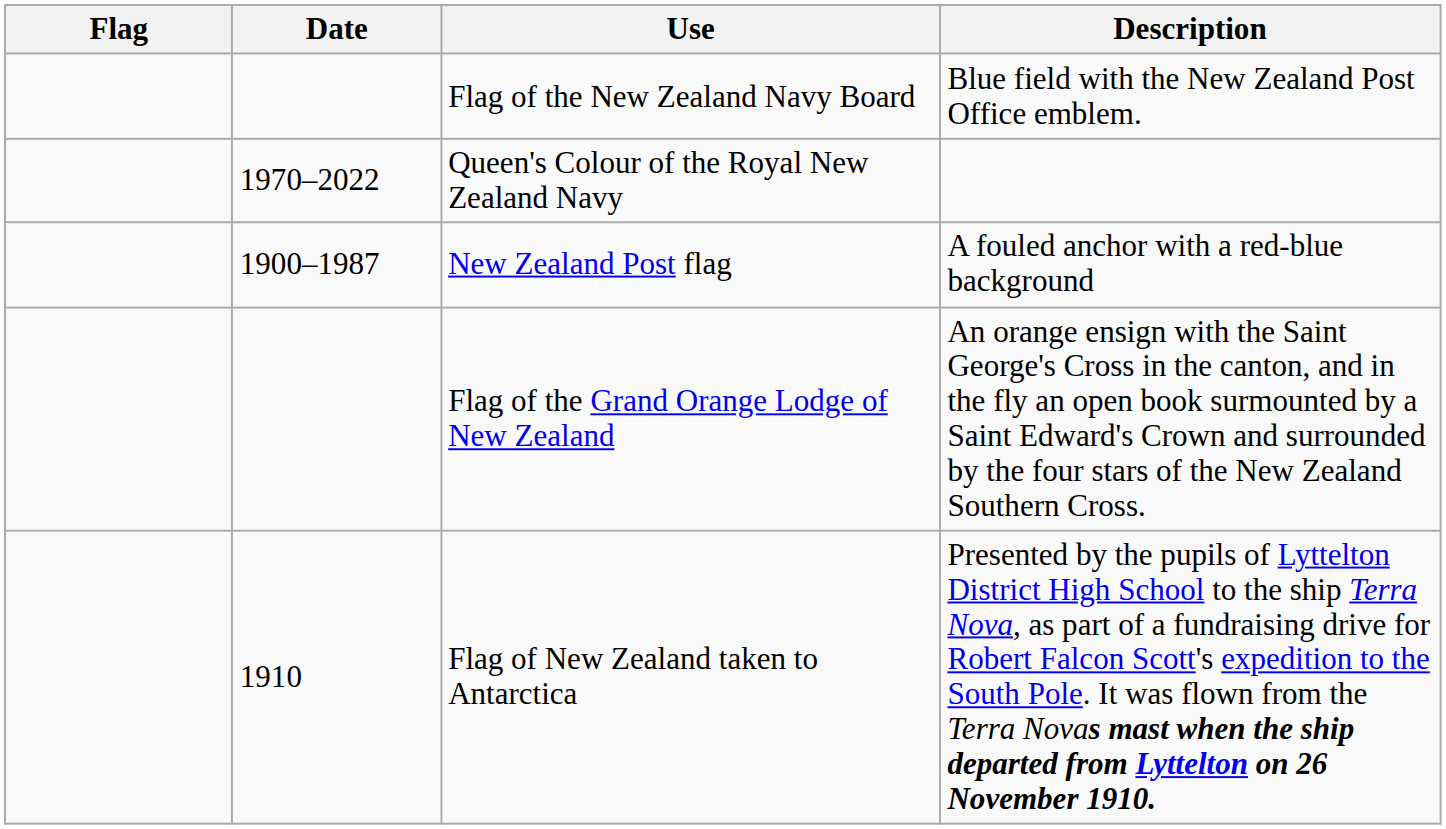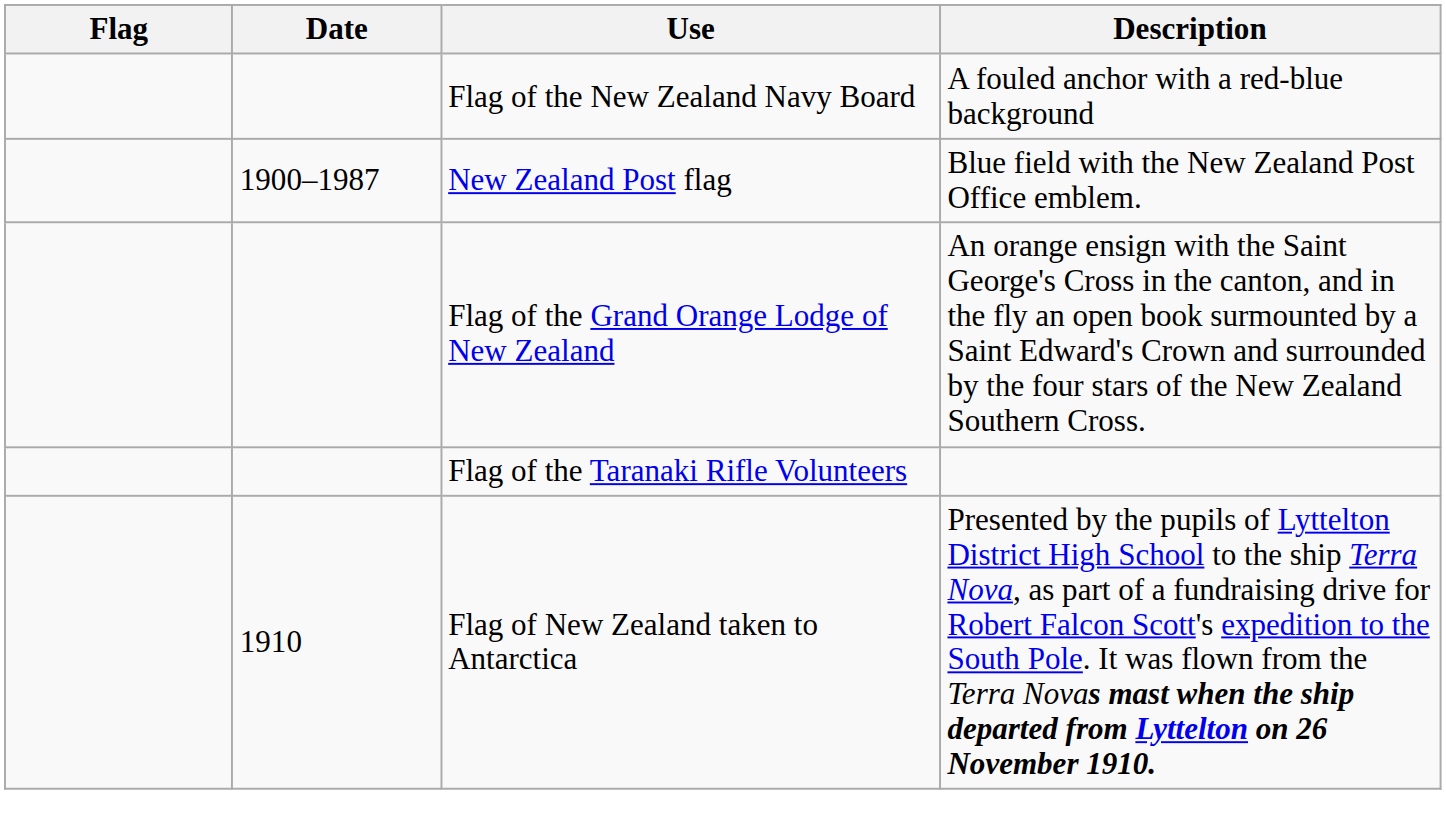(1181, 95) Blue field with the New Zealand Post Office emblem. -> (1145, 95) A fouled anchor with a red-blue background
- row: (658, 179)
(1145, 264) A fouled anchor with a red-blue background -> (1181, 179) Blue field with the New Zealand Post Office emblem.
+ row: (678, 470)
